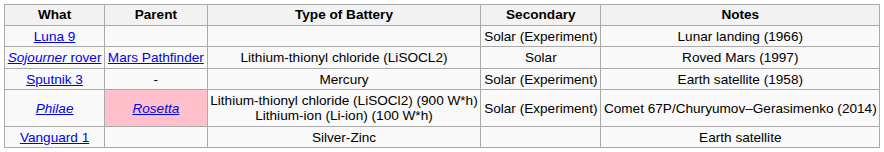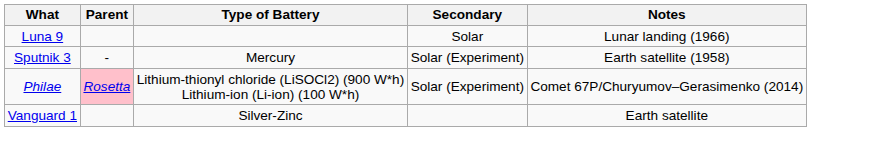(541, 36) Solar (Experiment) -> (467, 36) Solar
- row: (55, 58)
